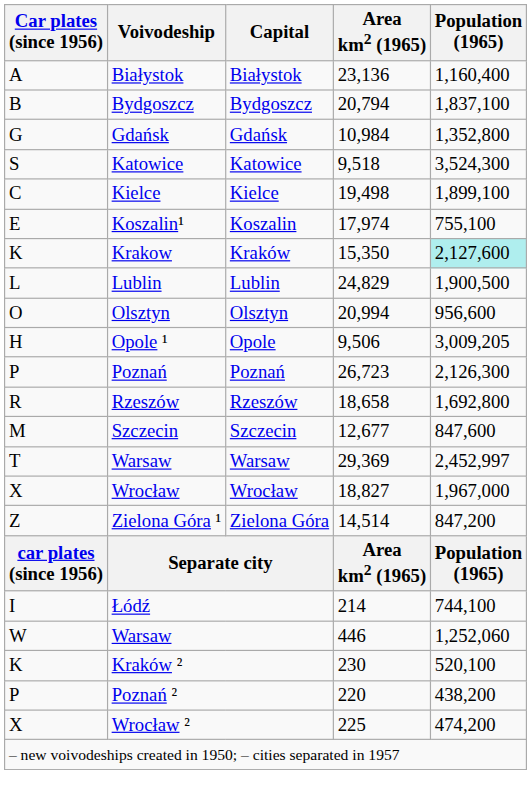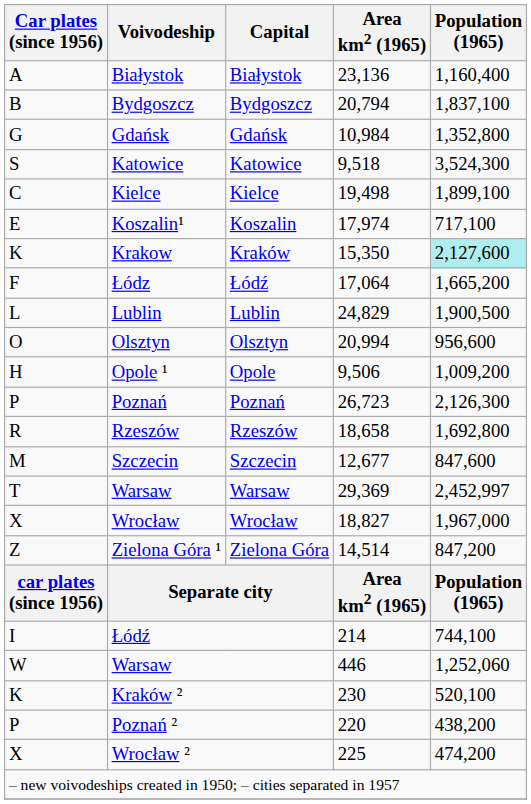(465, 223) 755,100 -> (465, 223) 717,100
+ row: (131, 282)
(472, 342) 3,009,205 -> (472, 372) 1,009,200
